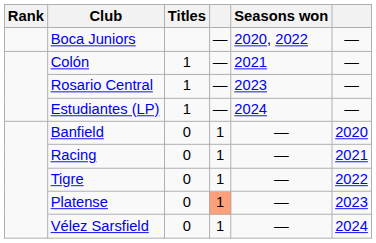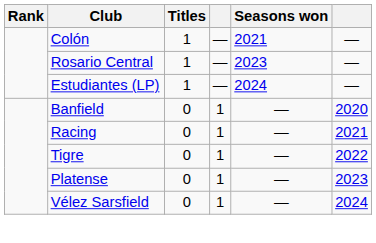- row: (93, 39)
(220, 202) lightsalmon background -> (220, 179) no background
